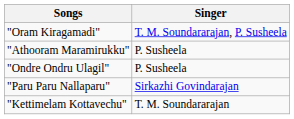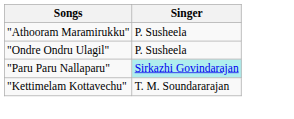- row: (53, 31)
(187, 86) no background -> (187, 68) paleturquoise background
